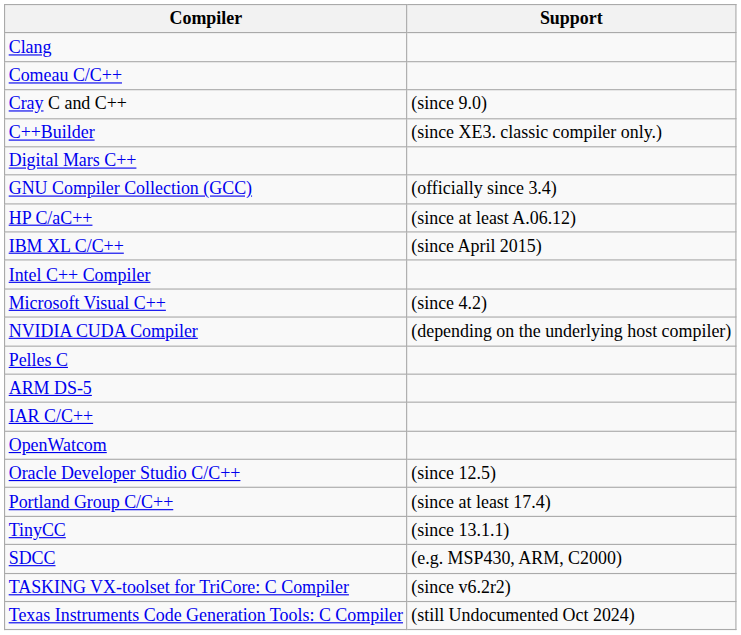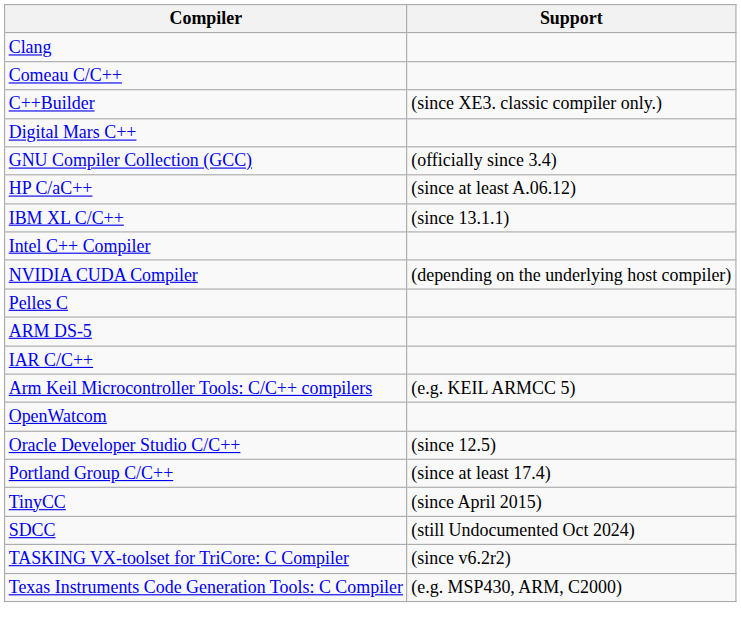- row: (68, 103)
(476, 246) (since April 2015) -> (460, 217) (since 13.1.1)
- row: (87, 302)
+ row: (190, 388)
(460, 530) (since 13.1.1) -> (476, 501) (since April 2015)
(517, 558) (e.g. MSP430, ARM, C2000) -> (523, 530) (still Undocumented Oct 2024)
(523, 615) (still Undocumented Oct 2024) -> (517, 587) (e.g. MSP430, ARM, C2000)
